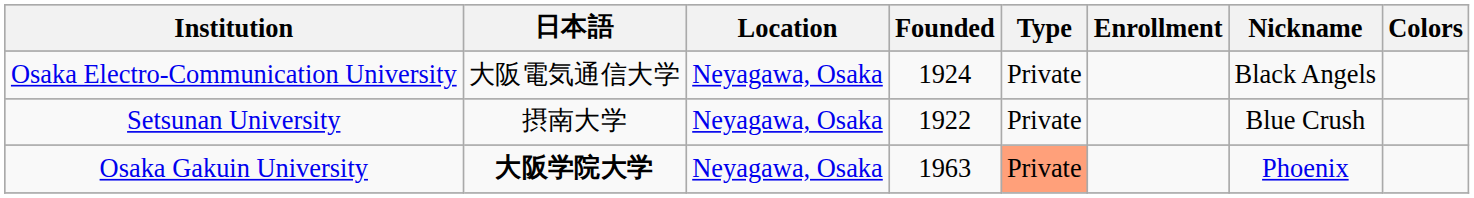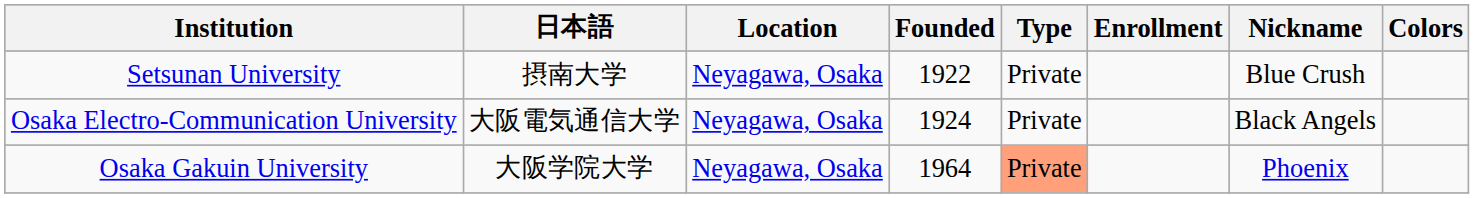rows swapped: (234, 121) <-> (234, 74)
(574, 167) bold -> (574, 167) normal
(945, 168) 1963 -> (945, 168) 1964
